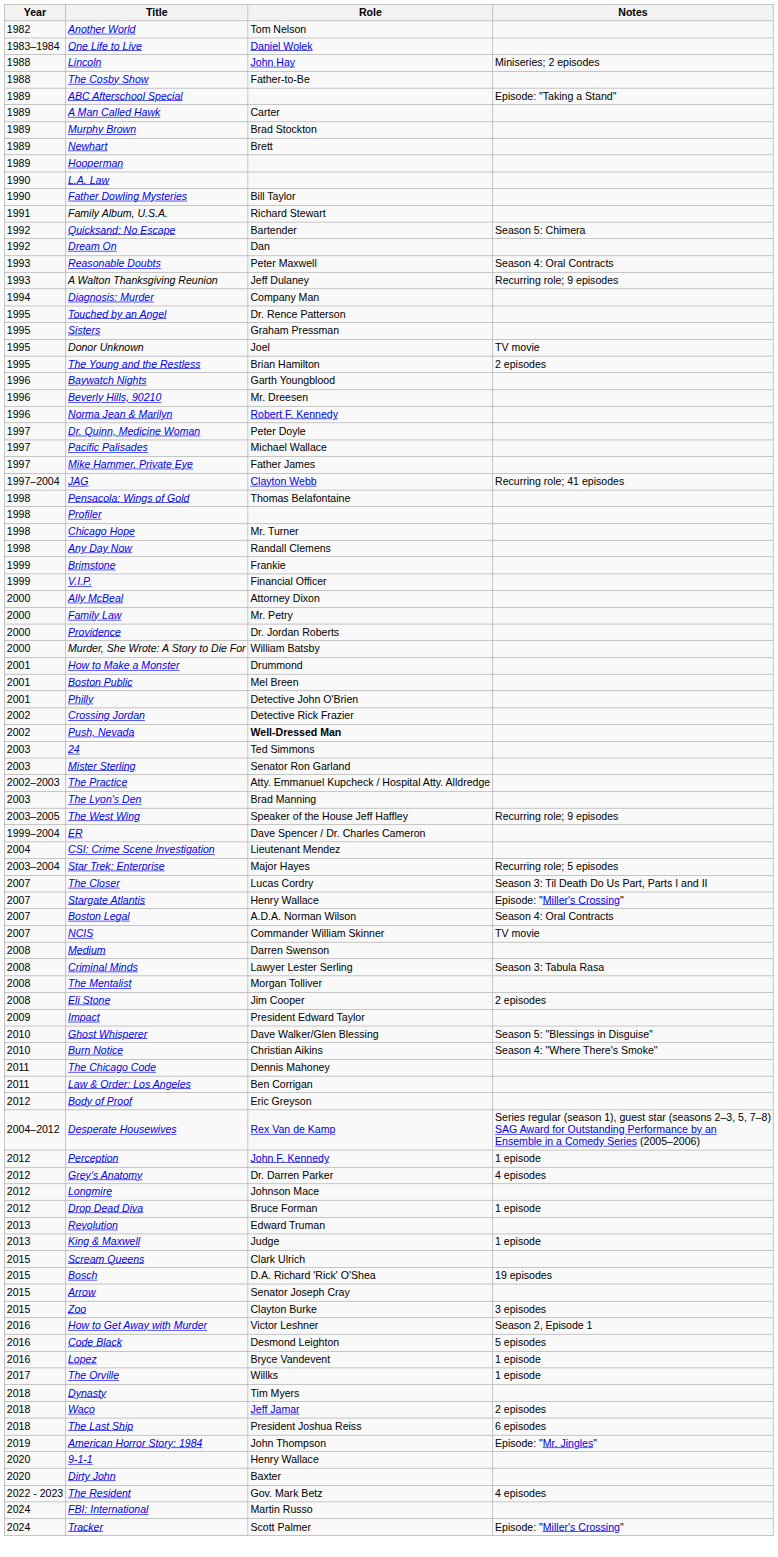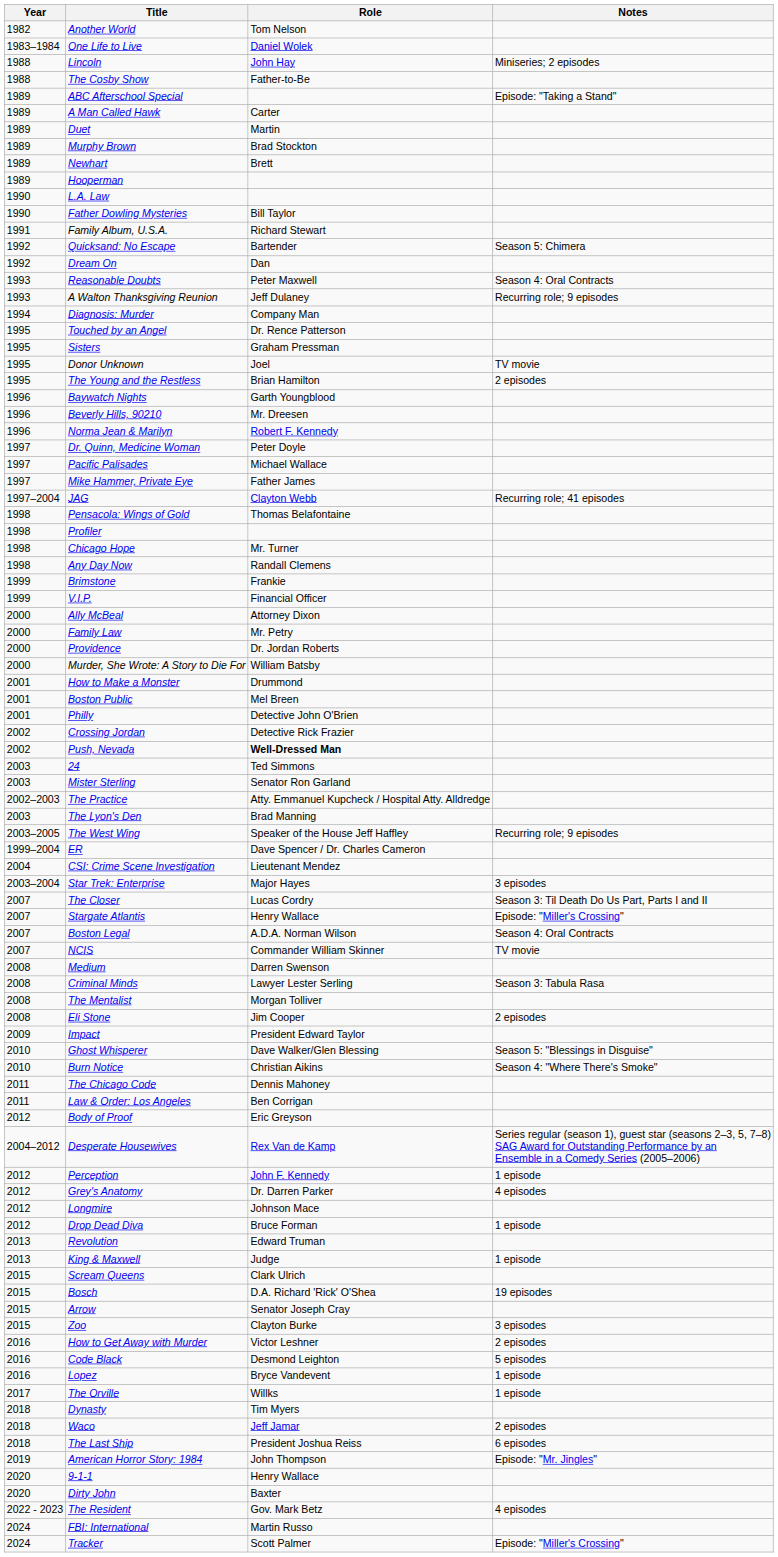+ row: (79, 130)
(557, 866) Recurring role; 5 episodes -> (521, 883) 3 episodes
(544, 1326) Season 2, Episode 1 -> (521, 1342) 2 episodes
